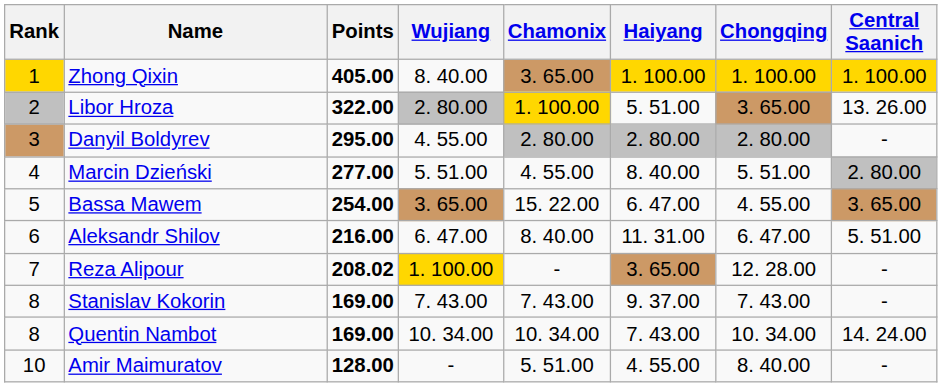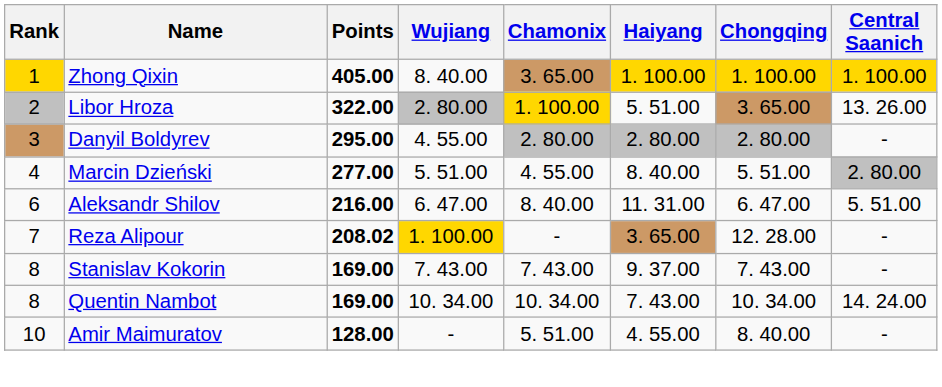- row: (135, 204)
